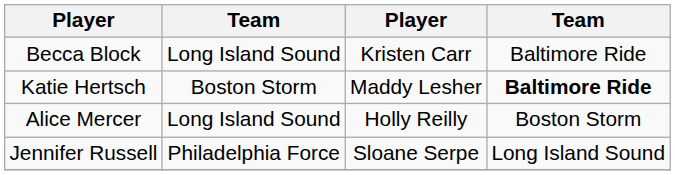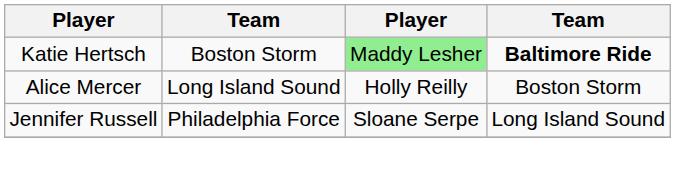- row: (83, 53)
(416, 86) no background -> (416, 53) lightgreen background
